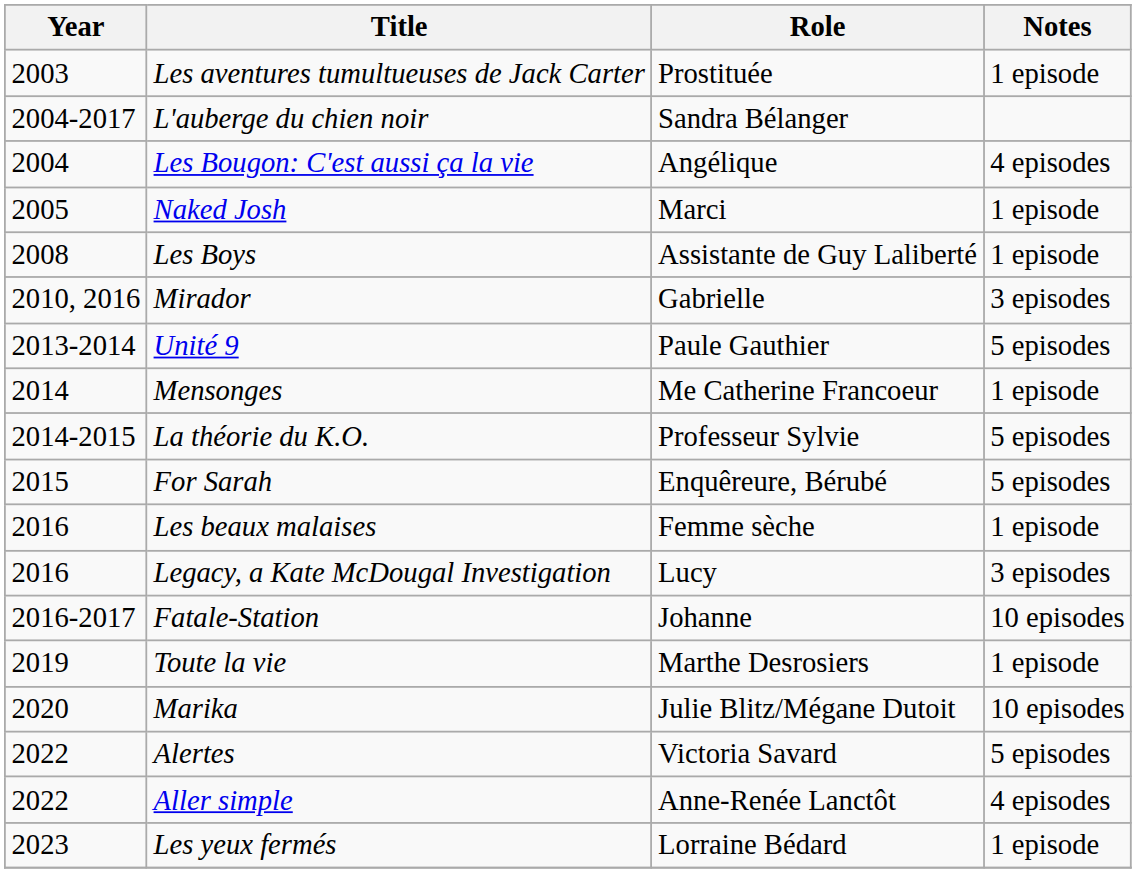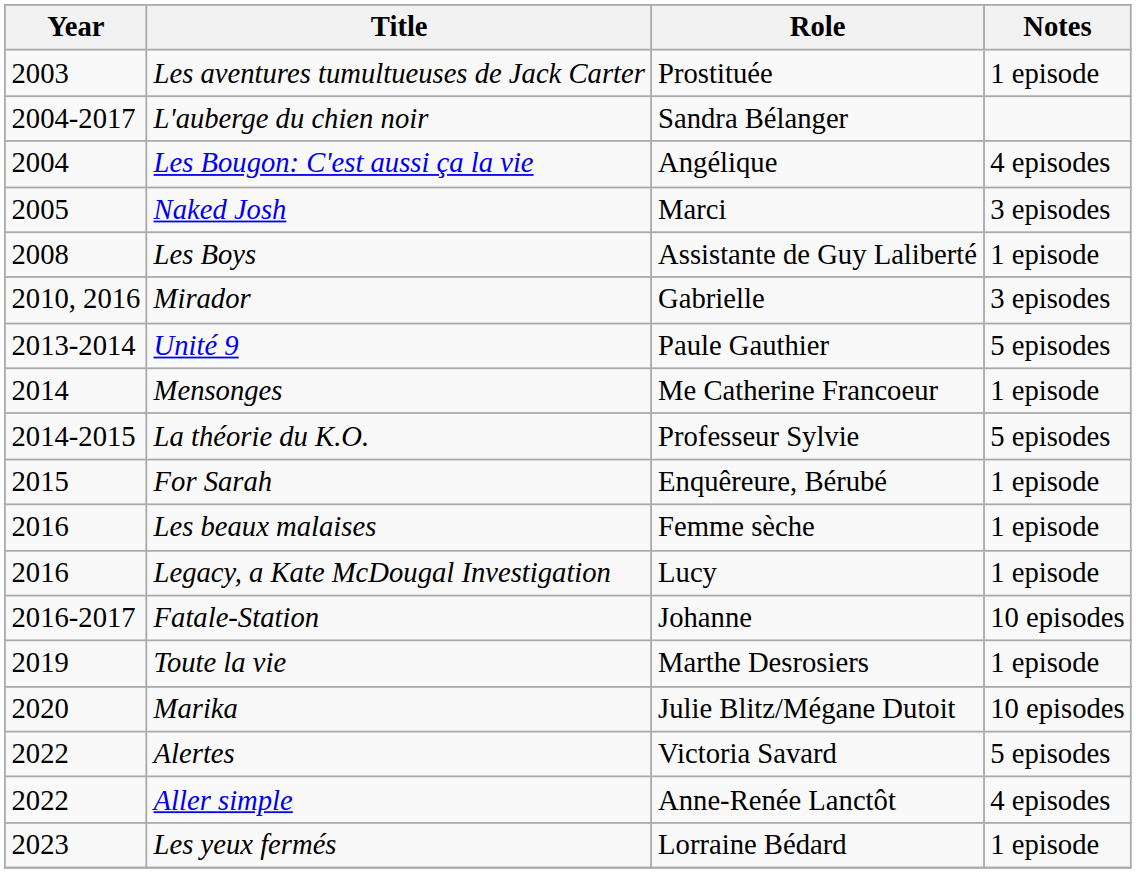(1045, 208) 1 episode -> (1050, 208) 3 episodes
(1050, 481) 5 episodes -> (1045, 481) 1 episode
(1050, 572) 3 episodes -> (1045, 572) 1 episode
